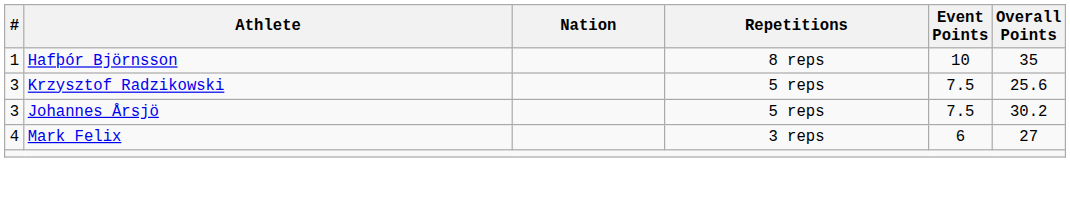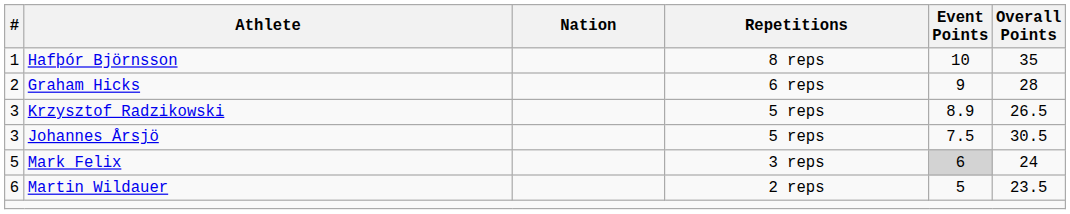+ row: (84, 86)
(960, 86) 7.5 -> (960, 112) 8.9
(1029, 86) 25.6 -> (1029, 112) 26.5
(1029, 112) 30.2 -> (1029, 137) 30.5
(14, 137) 4 -> (14, 162) 5
(960, 137) no background -> (960, 162) lightgrey background
(1029, 137) 27 -> (1029, 162) 24
+ row: (98, 188)
